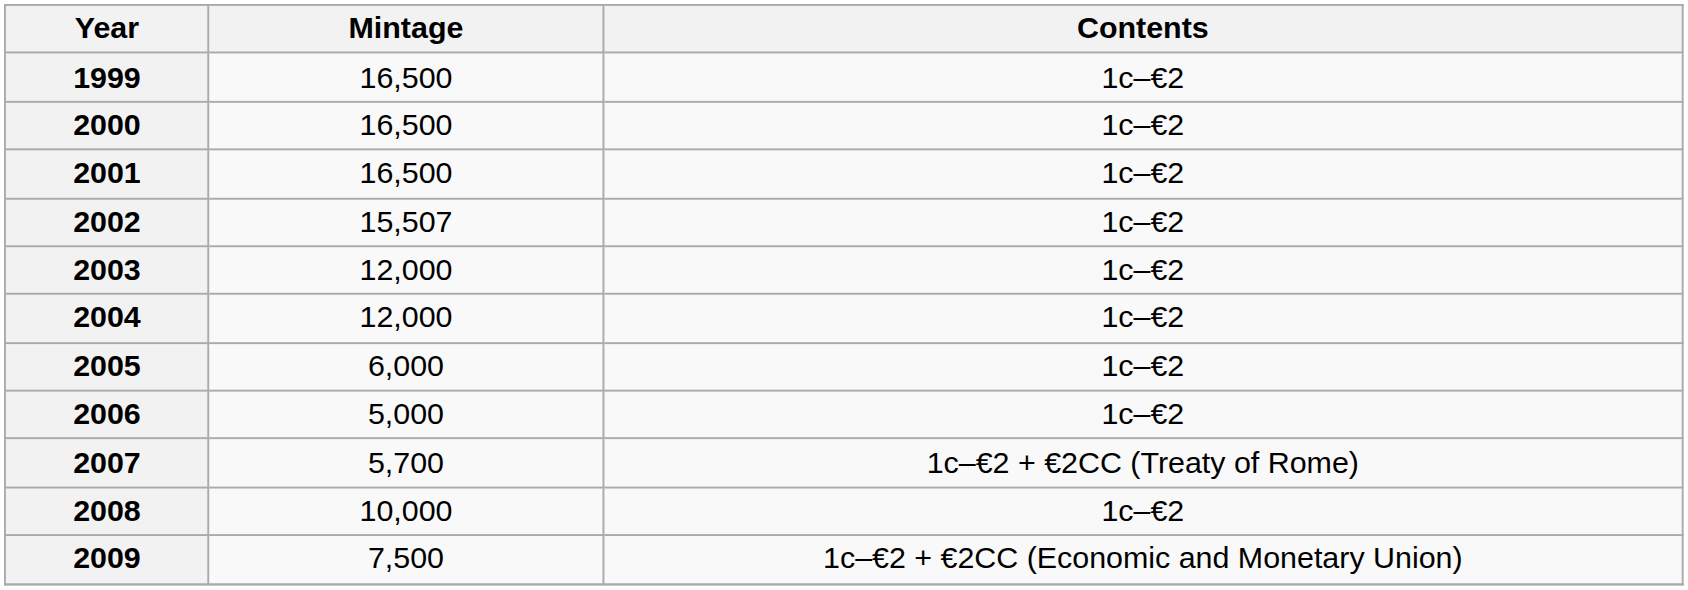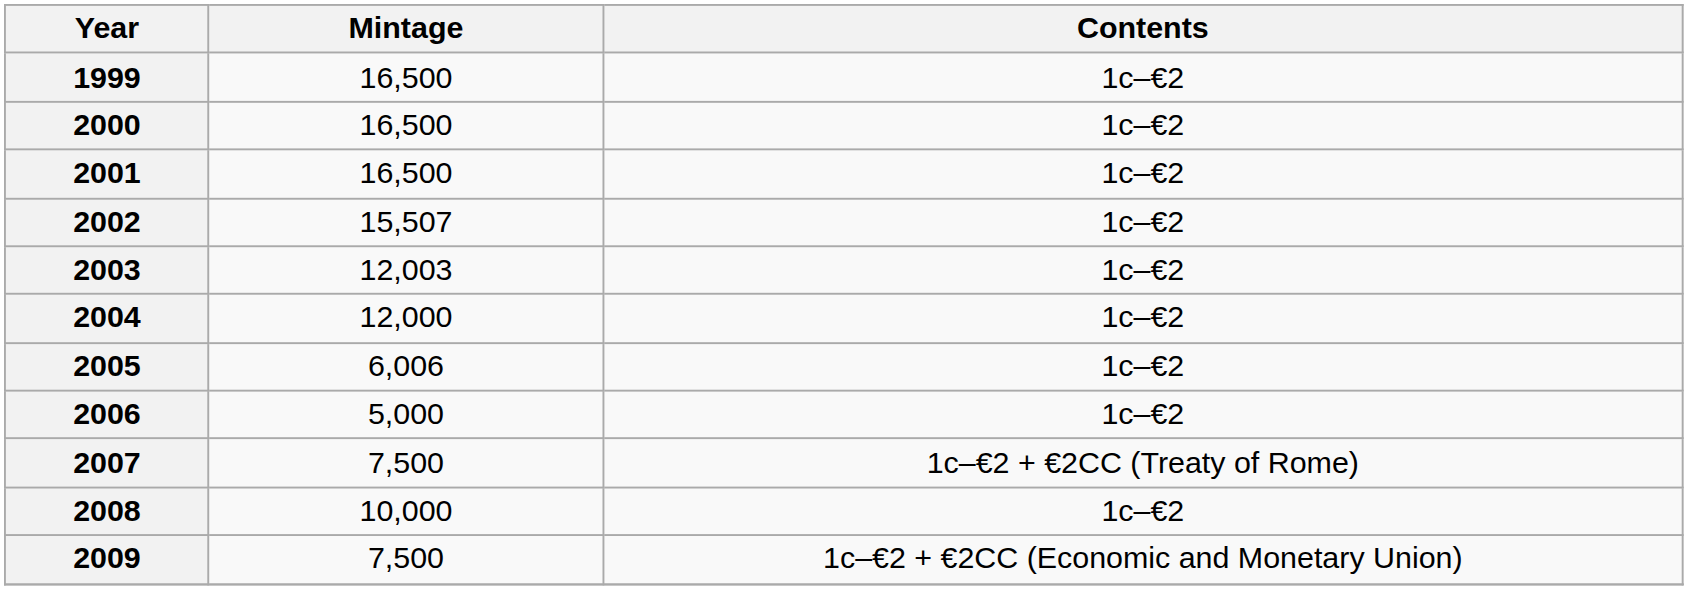(406, 269) 12,000 -> (406, 269) 12,003
(406, 366) 6,000 -> (406, 366) 6,006
(406, 462) 5,700 -> (406, 462) 7,500
